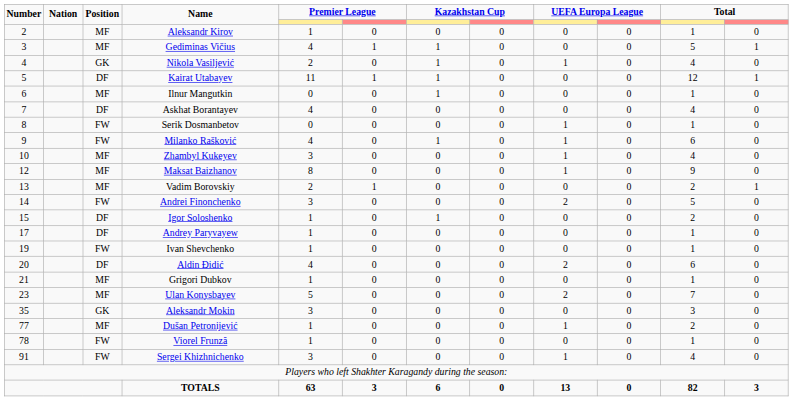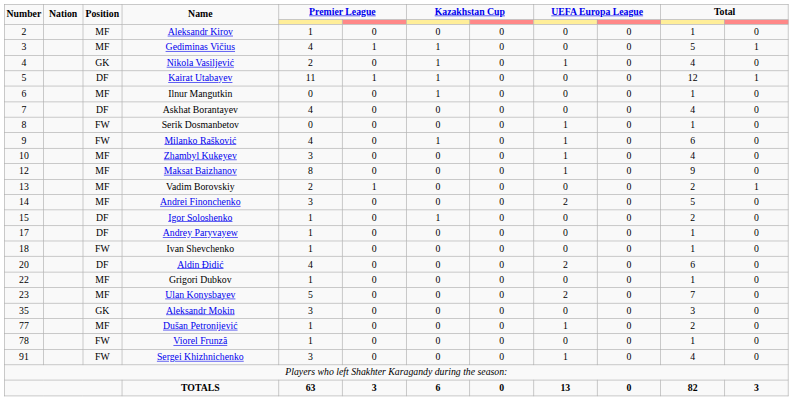(102, 202) FW -> (102, 202) MF
(24, 248) 19 -> (24, 248) 18
(24, 279) 21 -> (24, 279) 22
